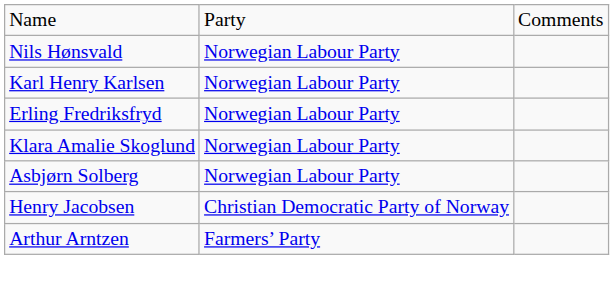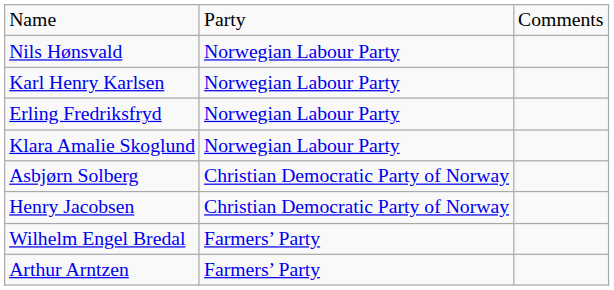(302, 176) Norwegian Labour Party -> (357, 176) Christian Democratic Party of Norway
+ row: (97, 238)
